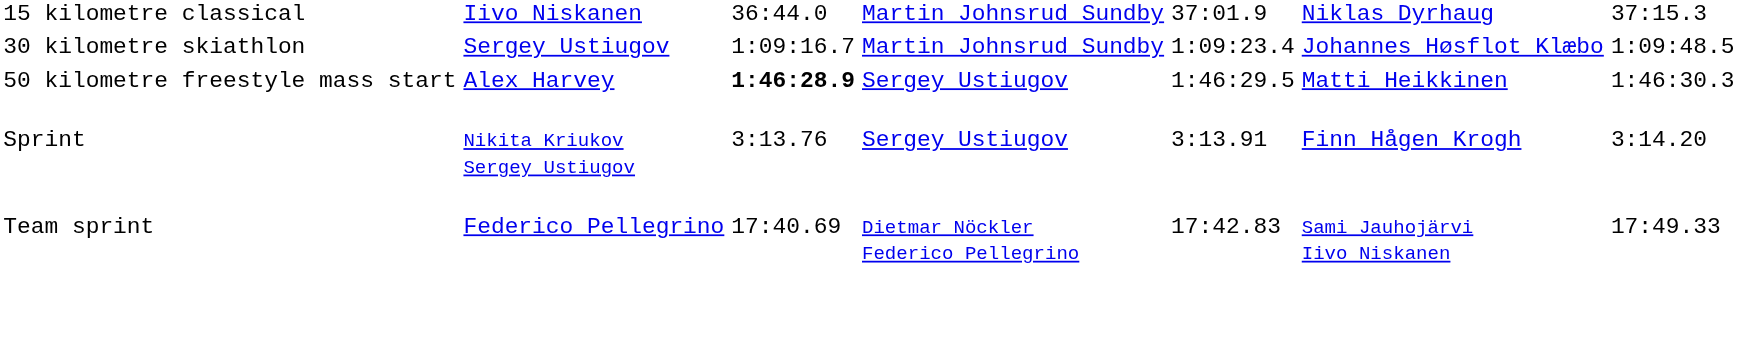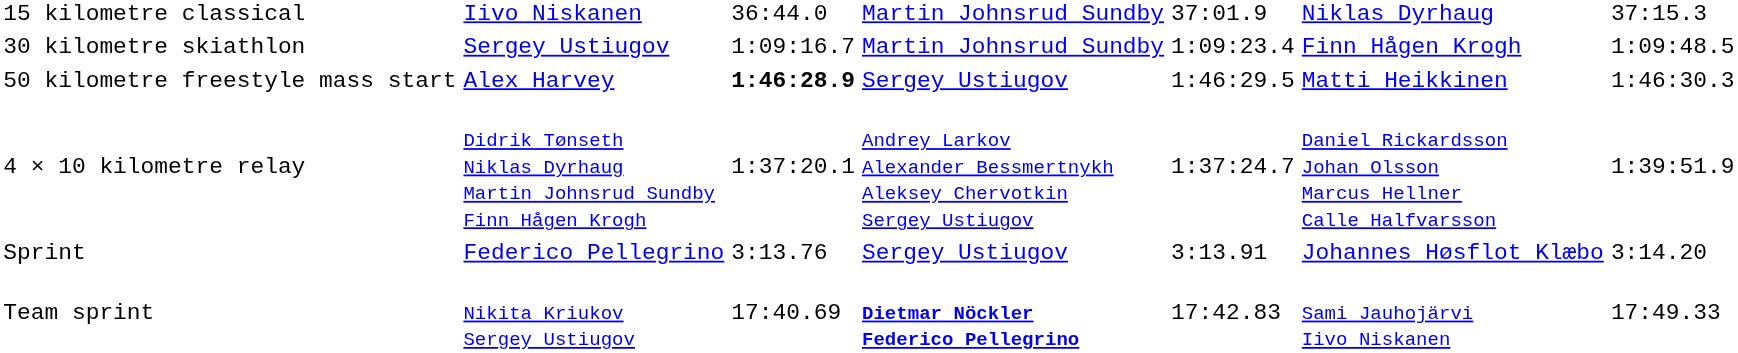(1453, 47) Johannes Høsflot Klæbo -> (1412, 47) Finn Hågen Krogh
+ row: (154, 167)
(549, 154) Nikita Kriukov Sergey Ustiugov -> (594, 253) Federico Pellegrino
(1412, 140) Finn Hågen Krogh -> (1453, 253) Johannes Høsflot Klæbo
(594, 226) Federico Pellegrino -> (549, 327) Nikita Kriukov Sergey Ustiugov
(971, 241) normal -> (971, 326) bold
